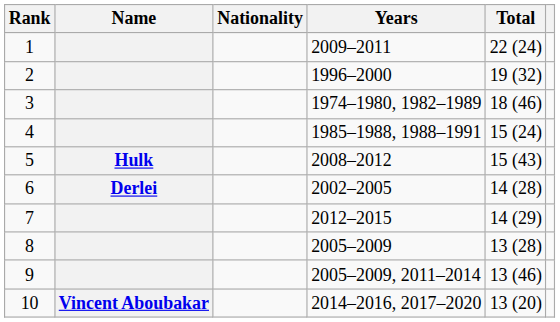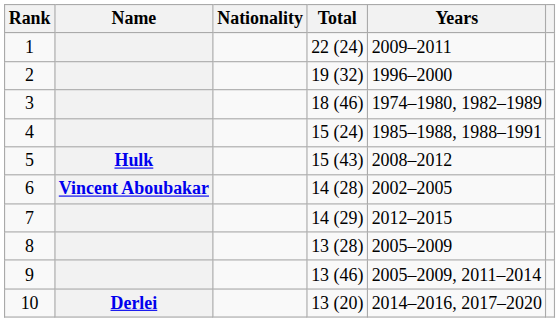columns swapped: (396, 18) <-> (516, 18)
(134, 189) Derlei -> (134, 189) Vincent Aboubakar
(134, 302) Vincent Aboubakar -> (134, 302) Derlei
